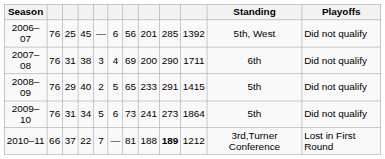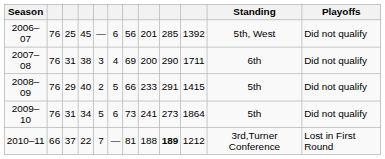(130, 87) 65 -> (130, 87) 66
